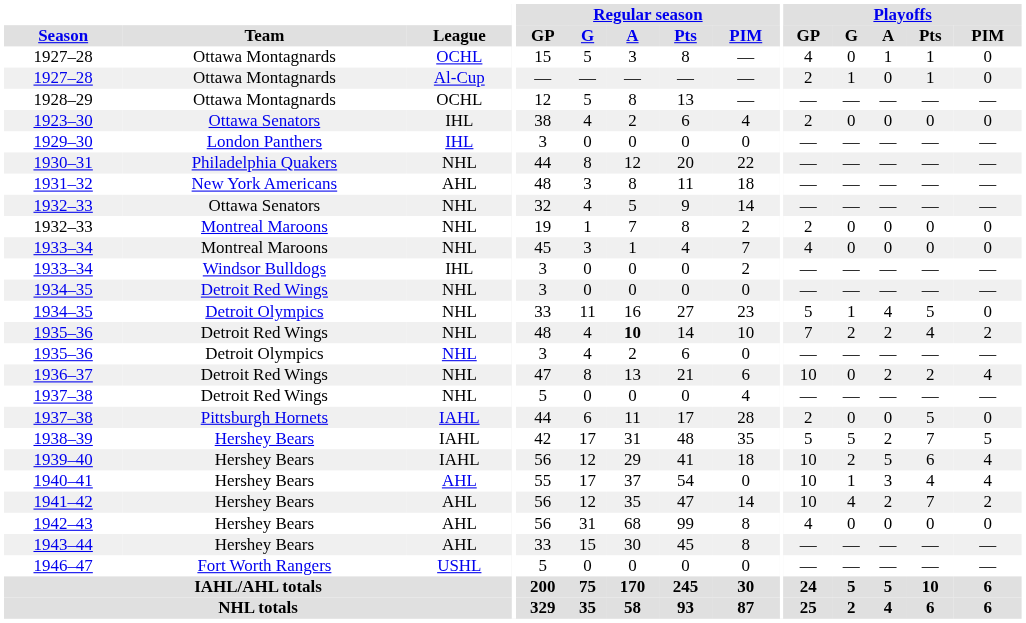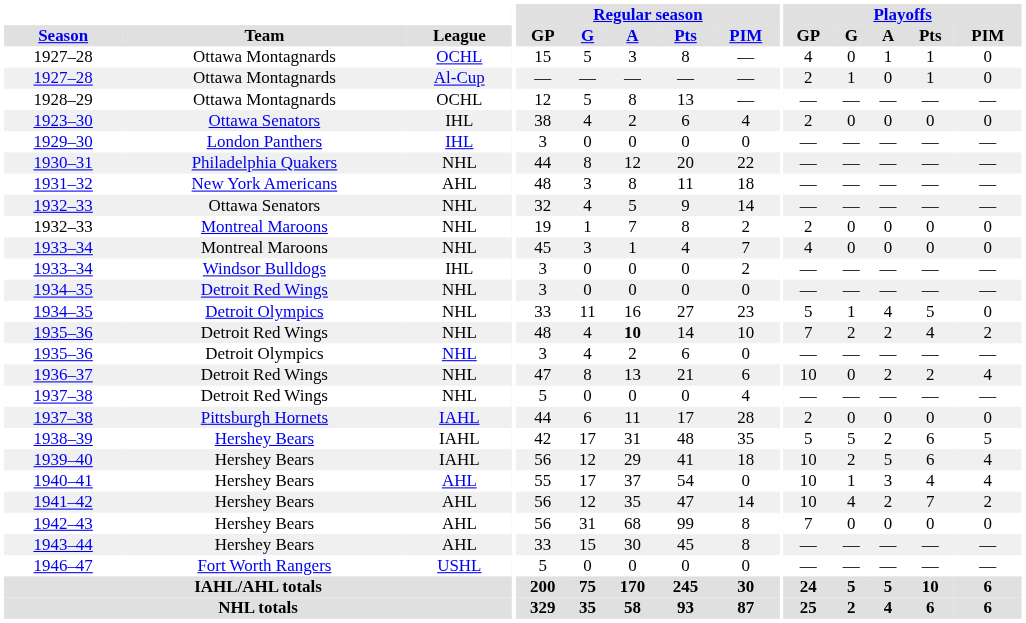(930, 417) 5 -> (930, 417) 0
(930, 438) 7 -> (930, 438) 6
(808, 523) 4 -> (808, 523) 7
